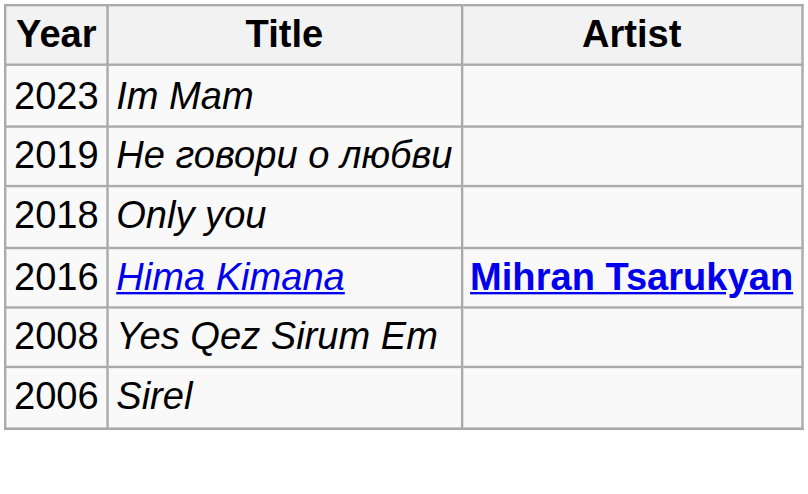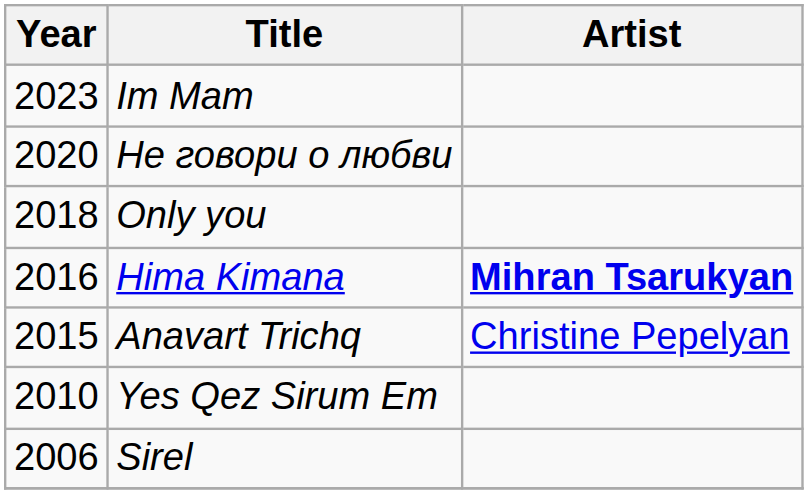(56, 155) 2019 -> (56, 155) 2020
+ row: (239, 336)
(56, 336) 2008 -> (56, 397) 2010
